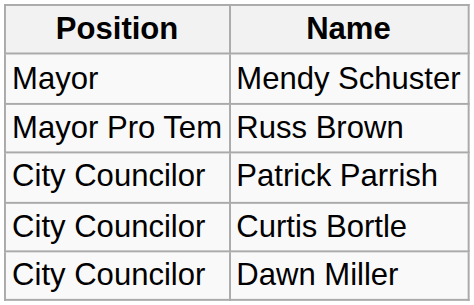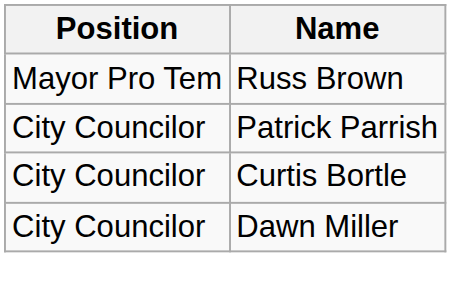- row: (348, 78)
